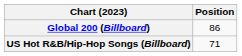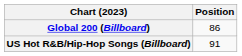(215, 43) 71 -> (215, 43) 91
